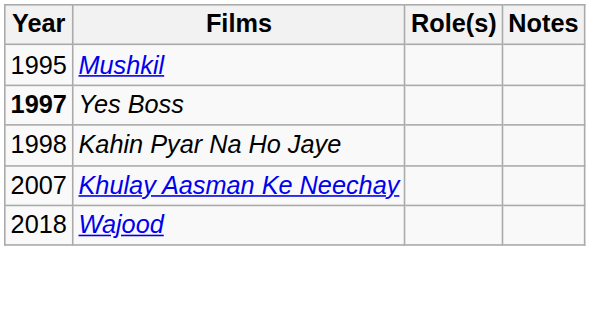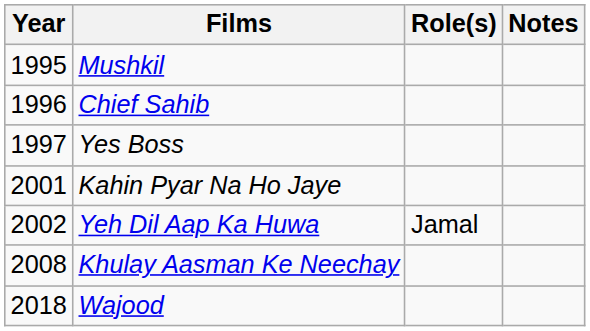+ row: (144, 104)
(39, 104) bold -> (39, 144) normal
(39, 144) 1998 -> (39, 184) 2001
+ row: (199, 225)
(39, 184) 2007 -> (39, 265) 2008
